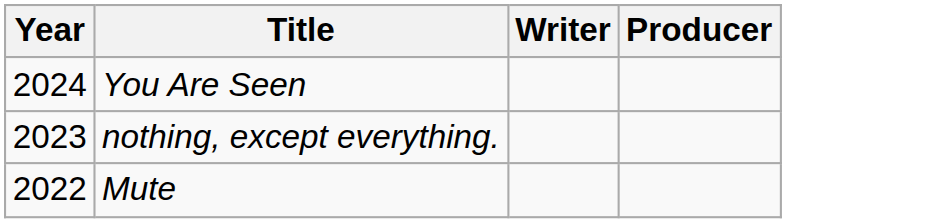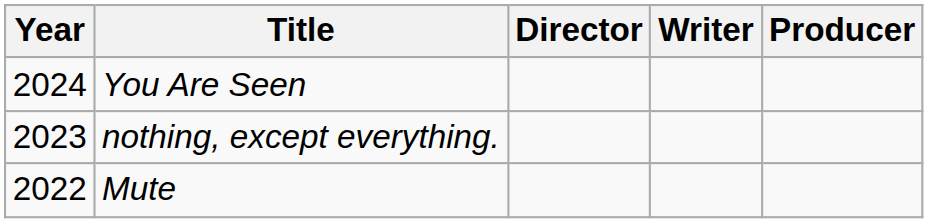+ column: (579, 30)
